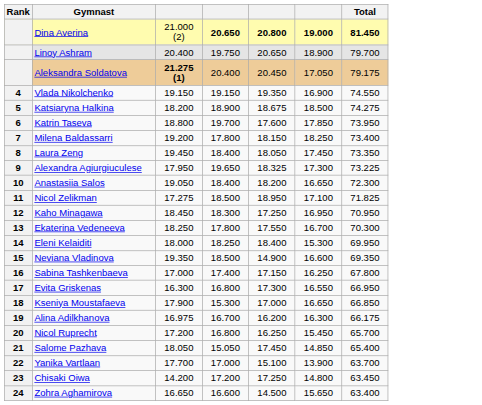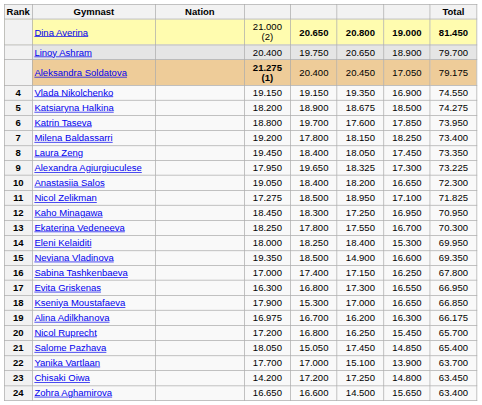+ column: (200, 11)
